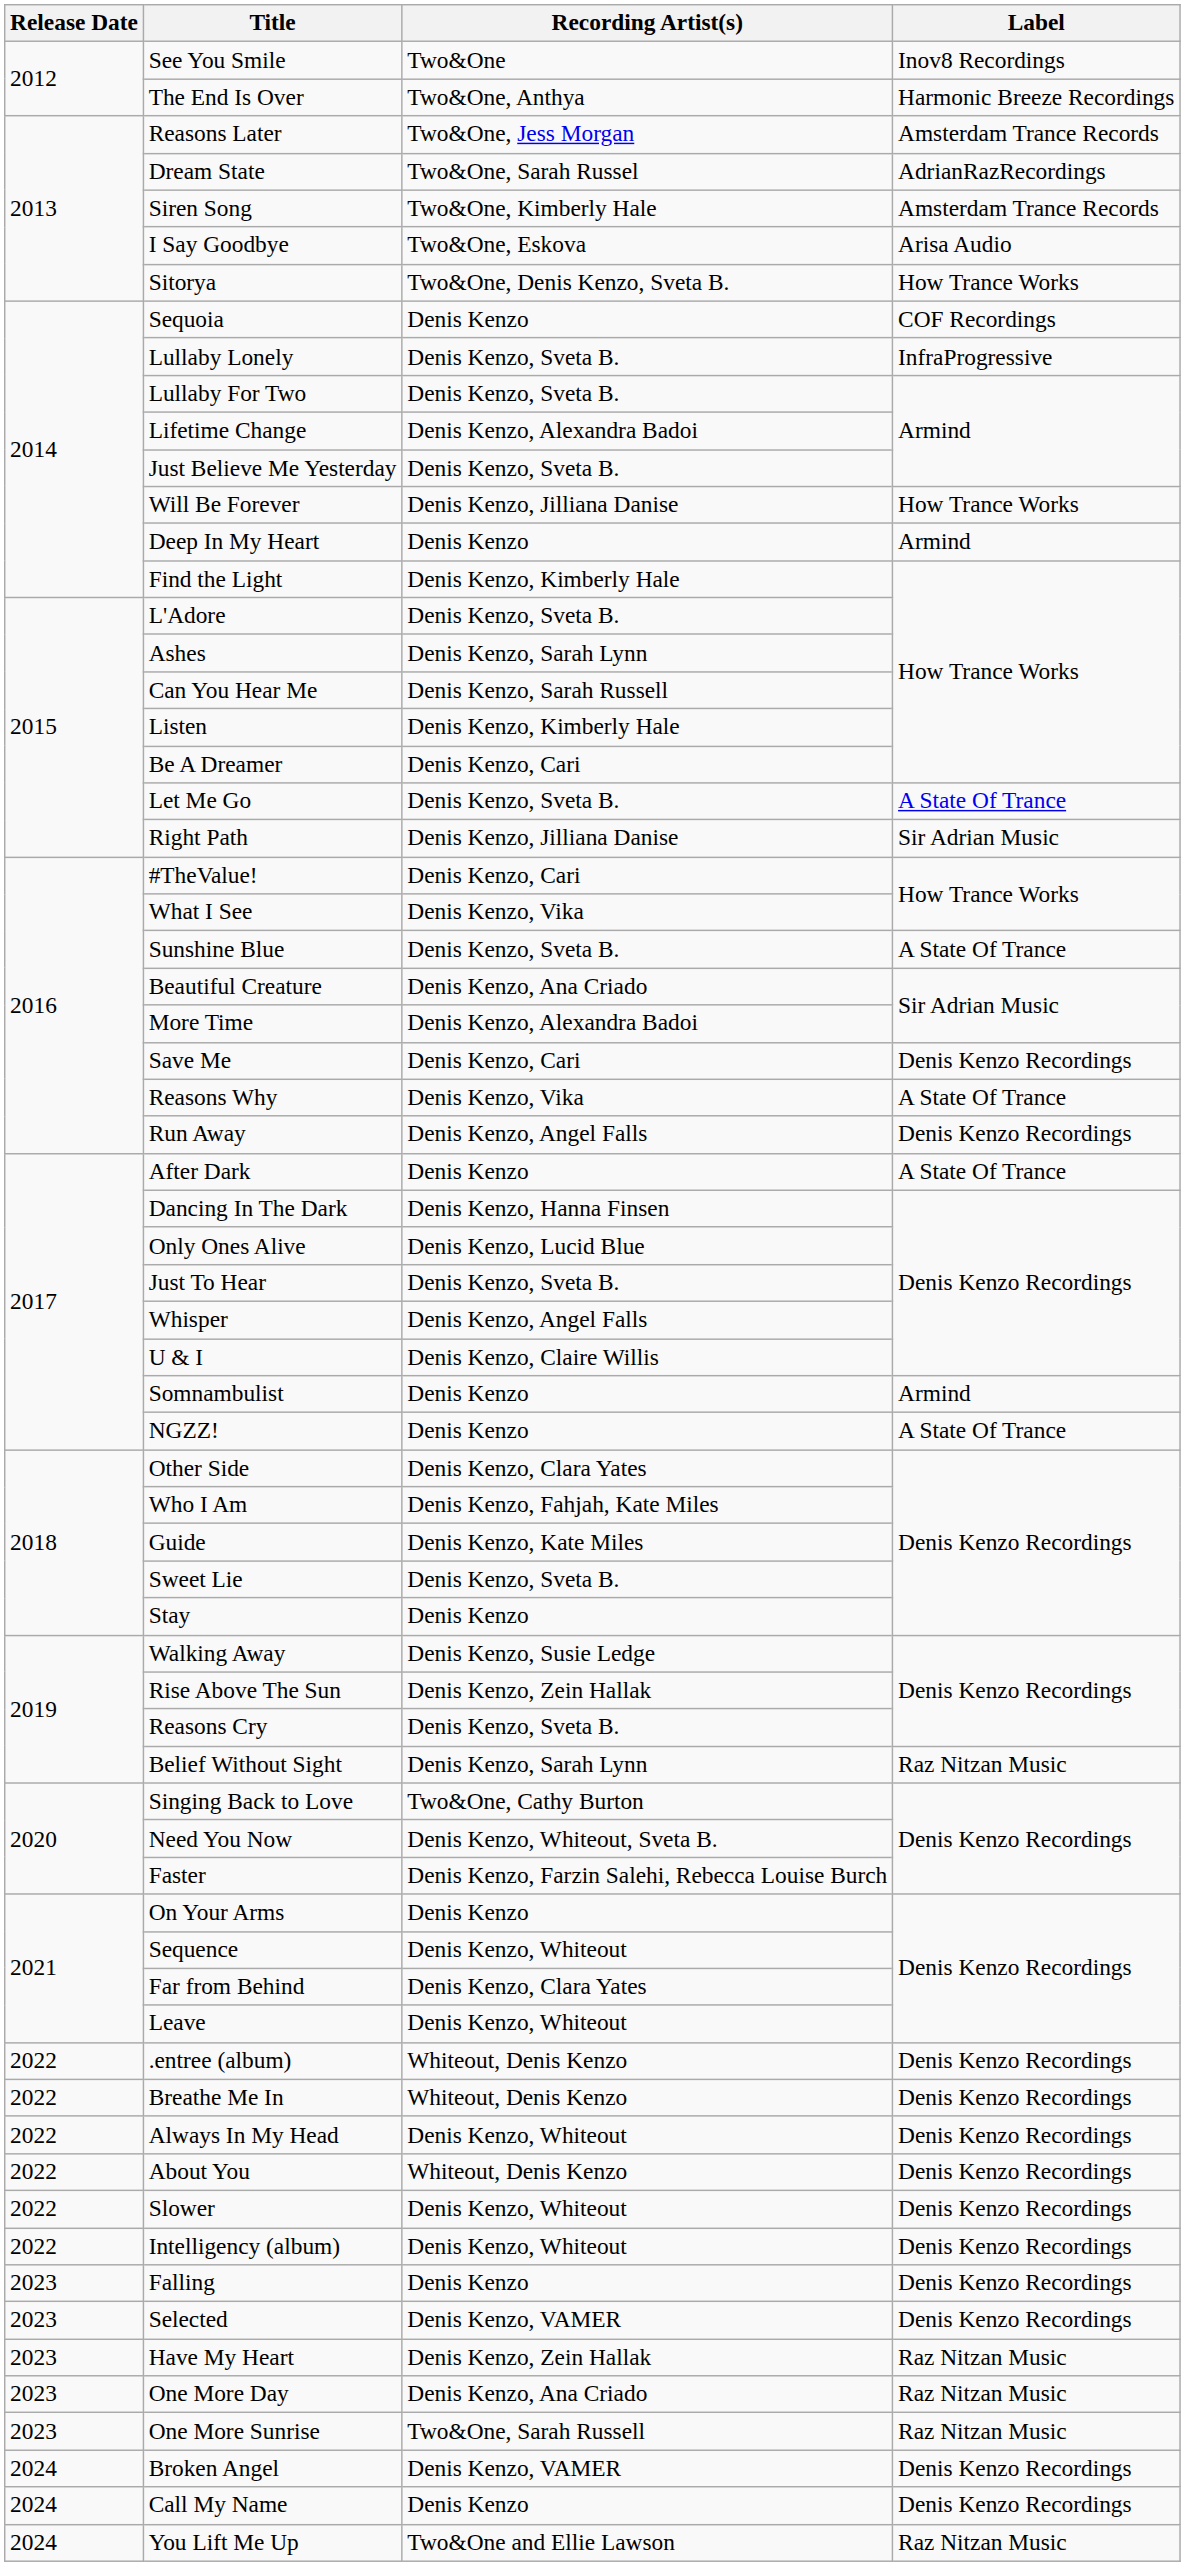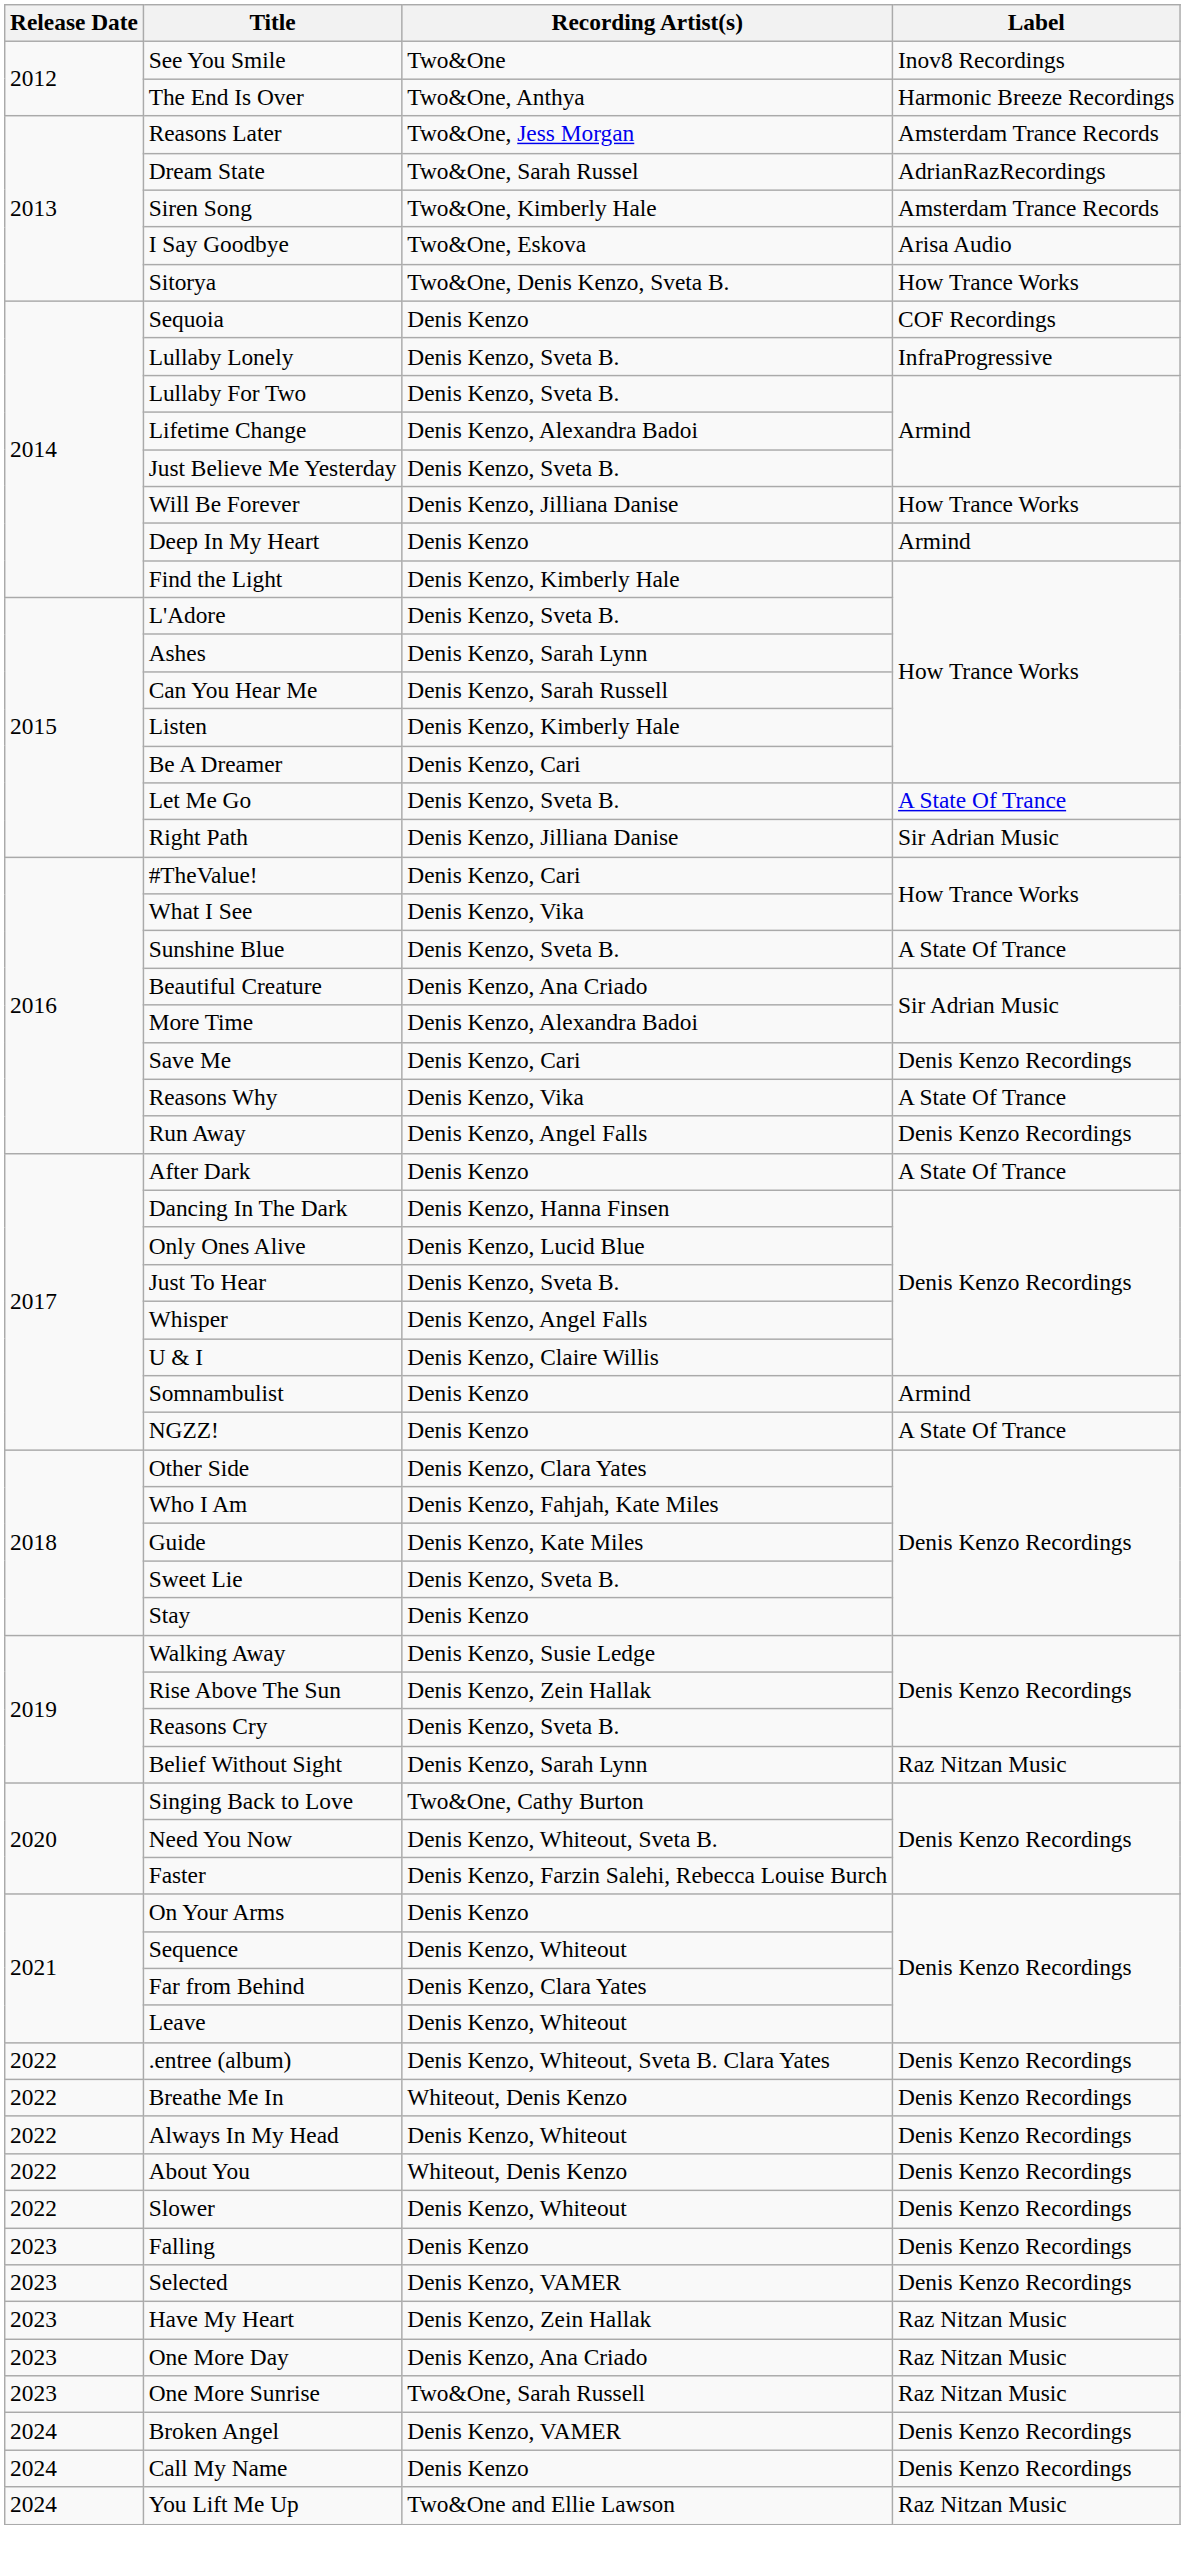(517, 2060) Whiteout, Denis Kenzo -> (619, 2060) Denis Kenzo, Whiteout, Sveta B. Clara Yates
- row: (244, 2245)
